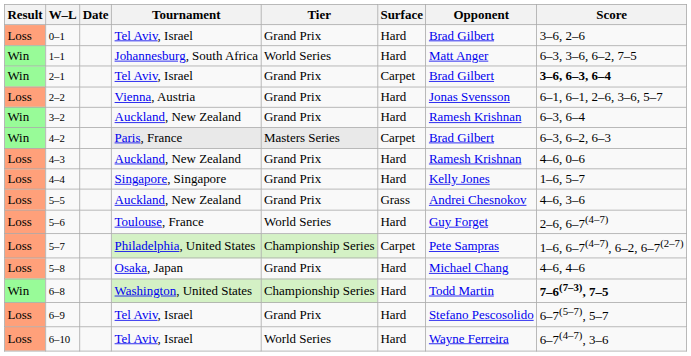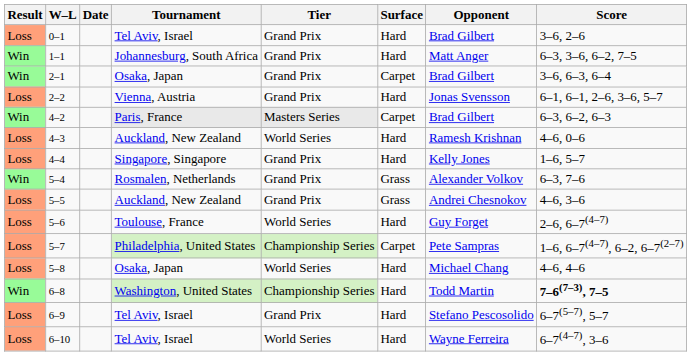(297, 55) World Series -> (293, 55) Grand Prix
(154, 76) Tel Aviv, Israel -> (149, 76) Osaka, Japan
(575, 76) bold -> (575, 76) normal
- row: (57, 118)
(293, 158) Grand Prix -> (297, 138) World Series
+ row: (57, 180)
(293, 268) Grand Prix -> (297, 268) World Series
